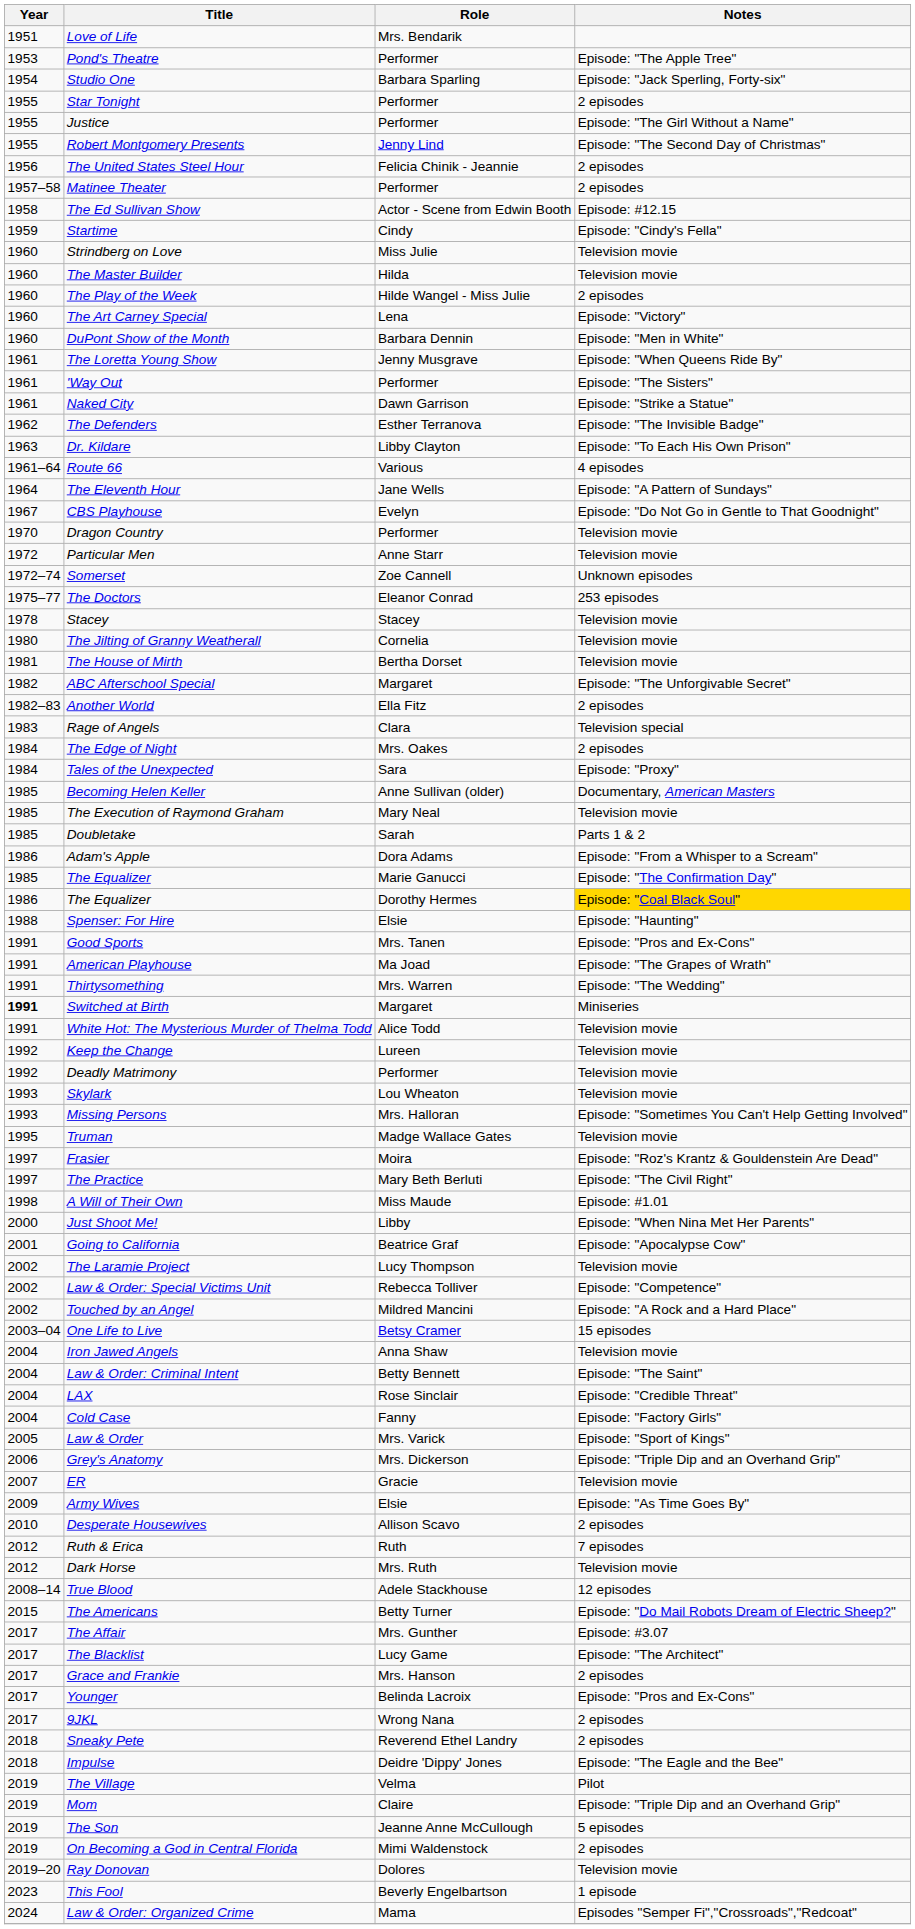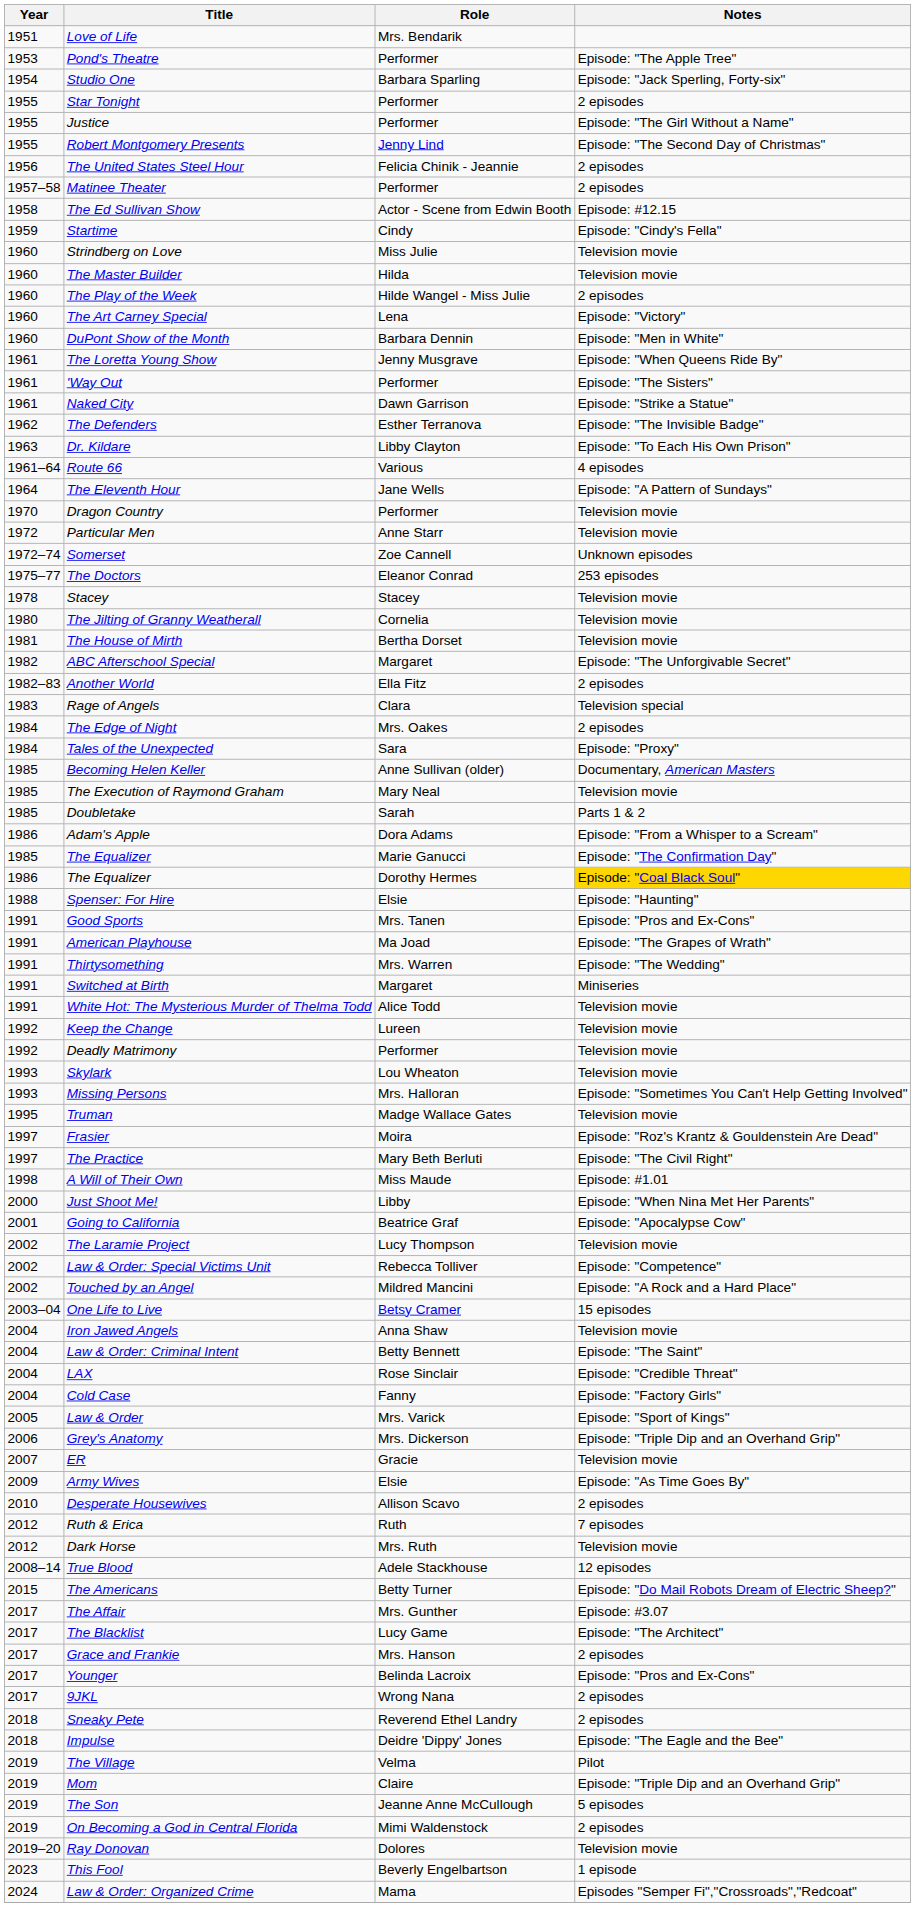- row: (114, 511)
(23, 1007) bold -> (23, 985) normal
